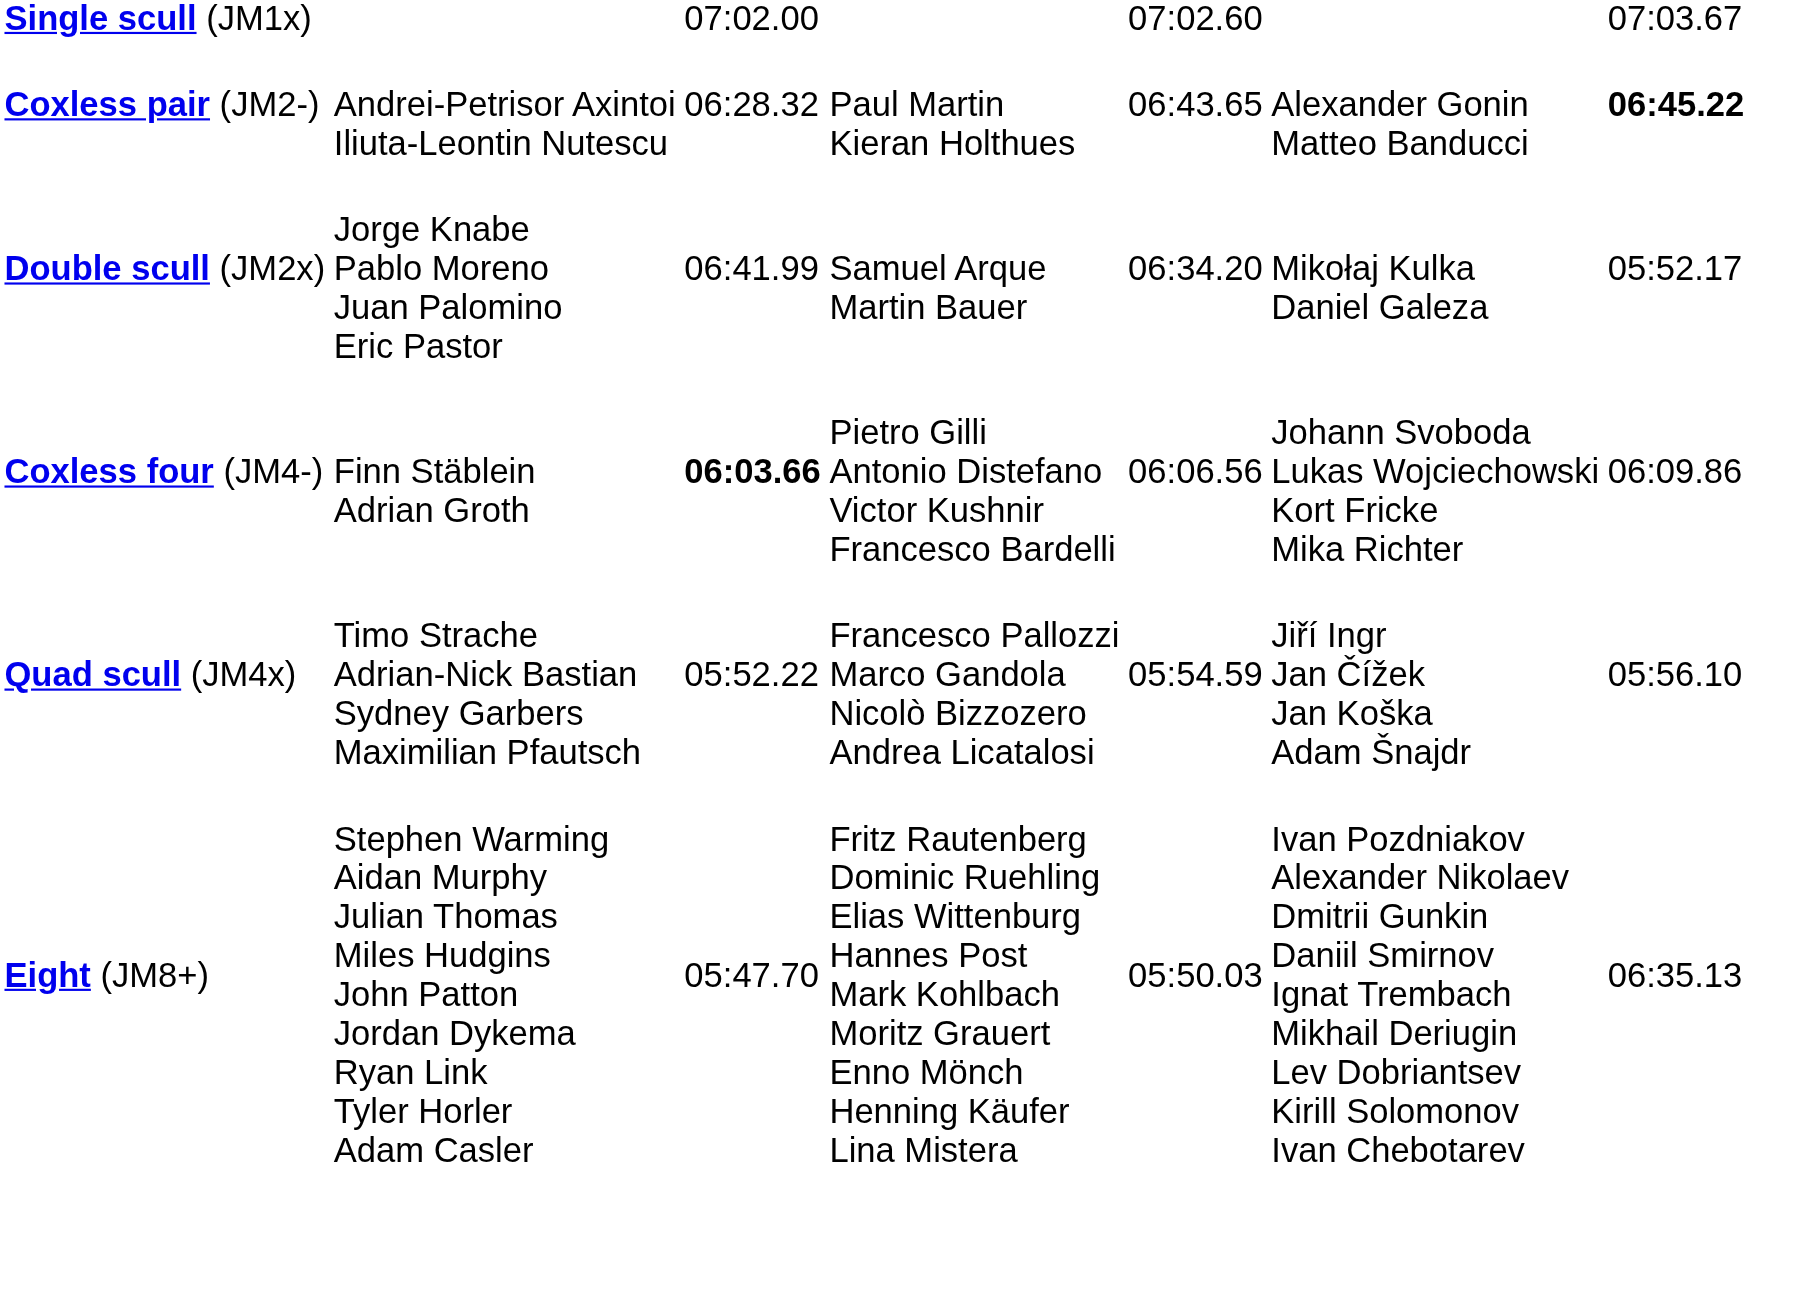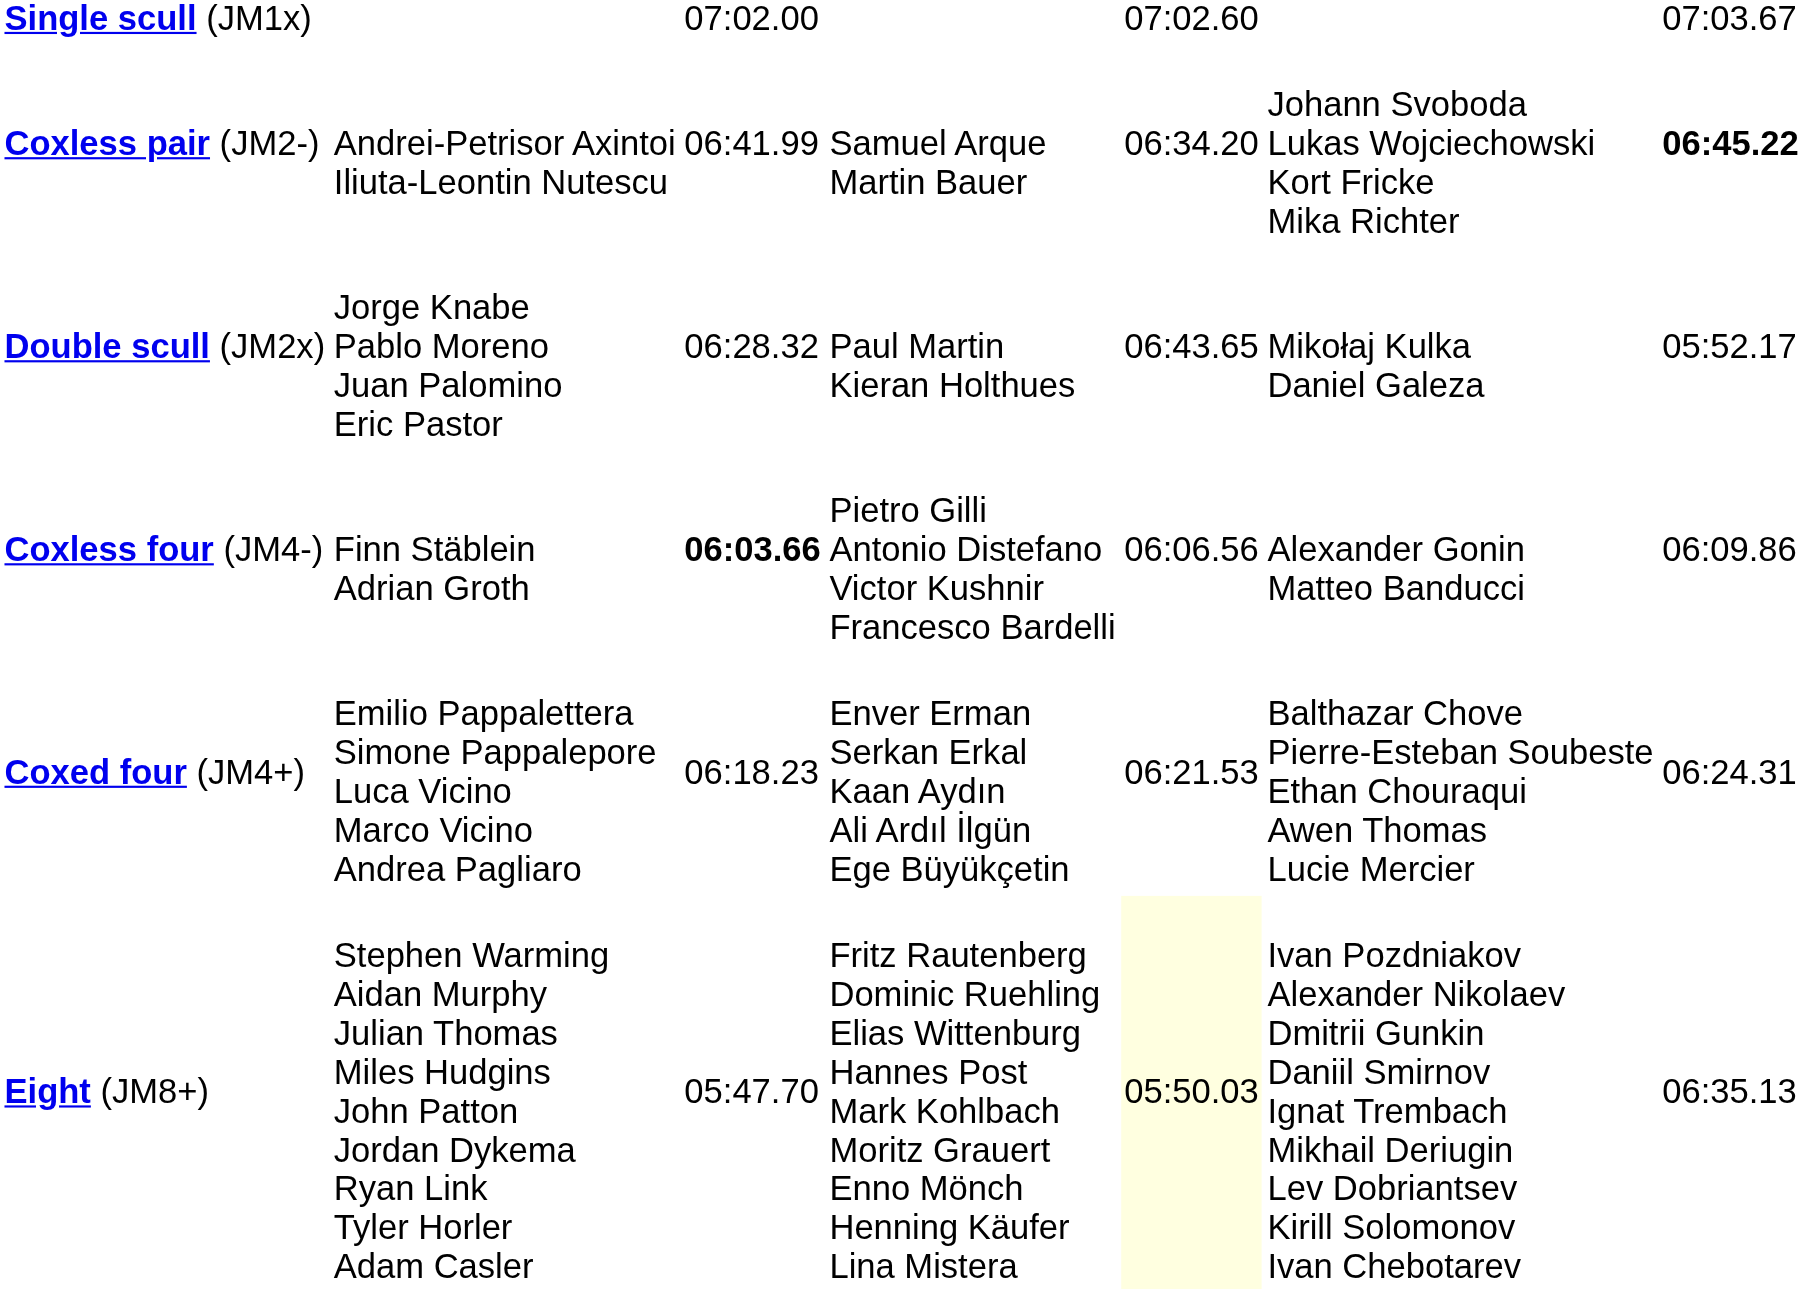(752, 104) 06:28.32 -> (752, 143) 06:41.99
(952, 124) Paul Martin Kieran Holthues -> (938, 163) Samuel Arque Martin Bauer
(1195, 104) 06:43.65 -> (1192, 143) 06:34.20
(1400, 124) Alexander Gonin Matteo Banducci -> (1431, 163) Johann Svoboda Lukas Wojciechowski Kort Fricke Mika Richter
(752, 268) 06:41.99 -> (752, 346) 06:28.32
(938, 288) Samuel Arque Martin Bauer -> (952, 366) Paul Martin Kieran Holthues
(1195, 268) 06:34.20 -> (1192, 346) 06:43.65
(1435, 491) Johann Svoboda Lukas Wojciechowski Kort Fricke Mika Richter -> (1396, 569) Alexander Gonin Matteo Banducci
+ row: (155, 772)
- row: (150, 674)
(1195, 975) no background -> (1192, 1091) lightyellow background
